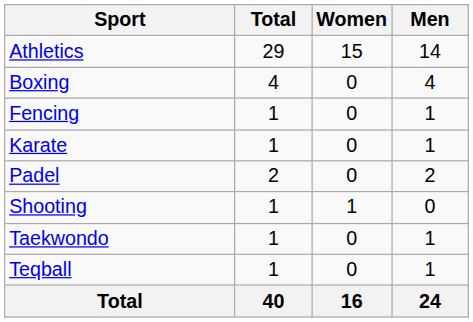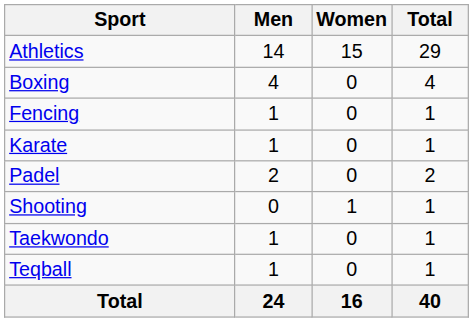columns swapped: (430, 20) <-> (273, 20)
